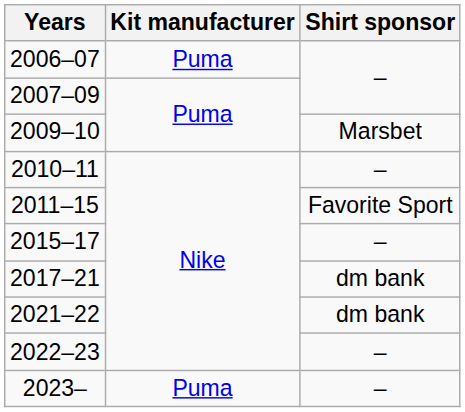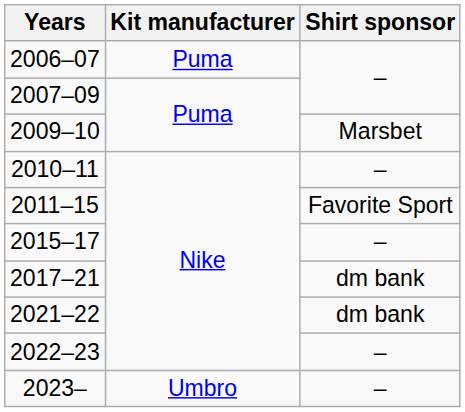(203, 388) Puma -> (203, 388) Umbro
